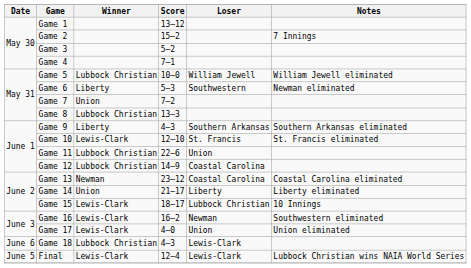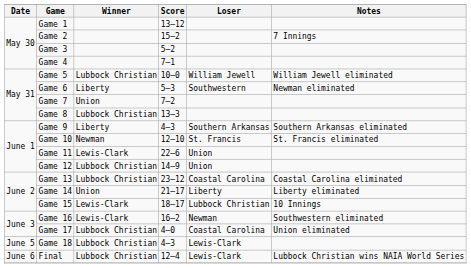(102, 140) Lewis-Clark -> (90, 140) Newman
(116, 153) Lubbock Christian -> (102, 153) Lewis-Clark
(227, 166) Coastal Carolina -> (200, 166) Union
(90, 179) Newman -> (116, 179) Lubbock Christian
(102, 230) Lewis-Clark -> (116, 230) Lubbock Christian
(200, 230) Union -> (227, 230) Coastal Carolina
(21, 243) June 6 -> (21, 243) June 5
(21, 256) June 5 -> (21, 256) June 6
(102, 256) Lewis-Clark -> (116, 256) Lubbock Christian
